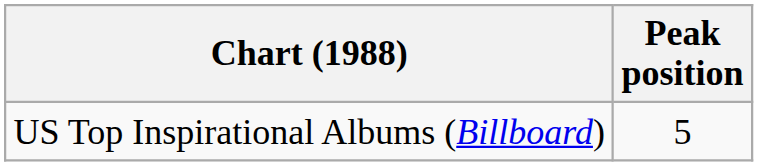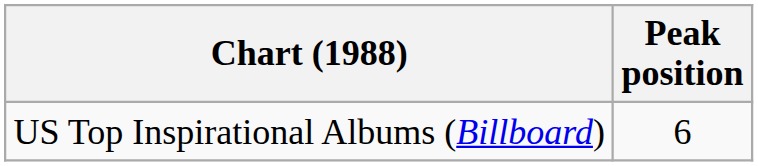(683, 130) 5 -> (683, 130) 6
